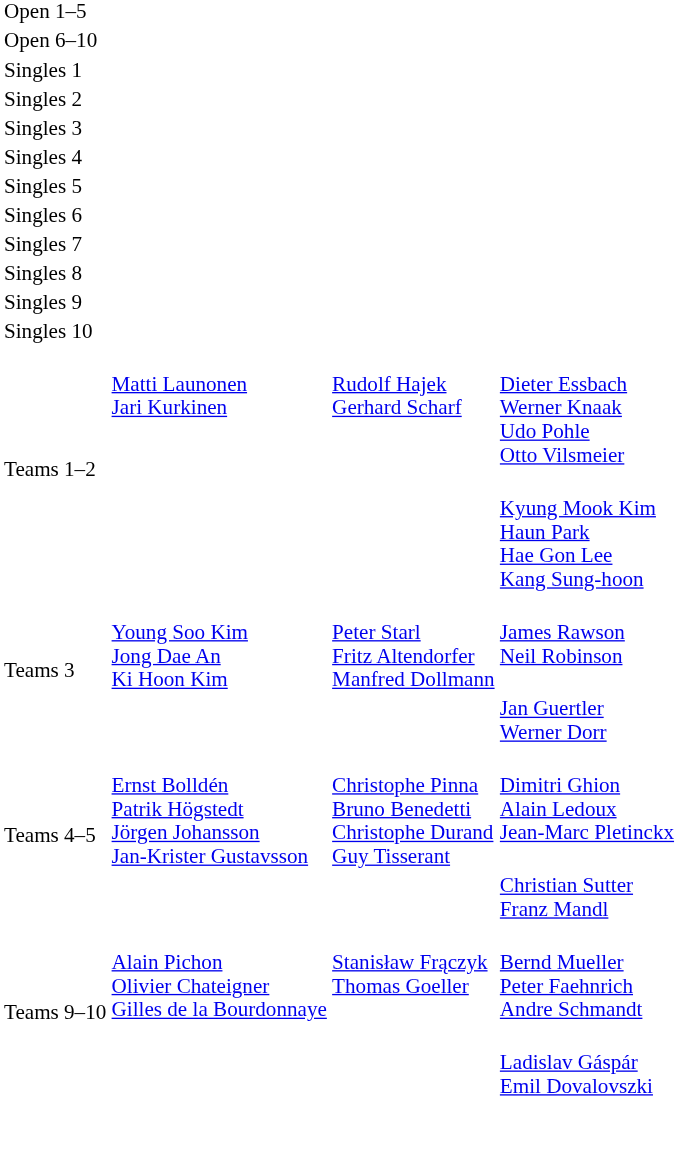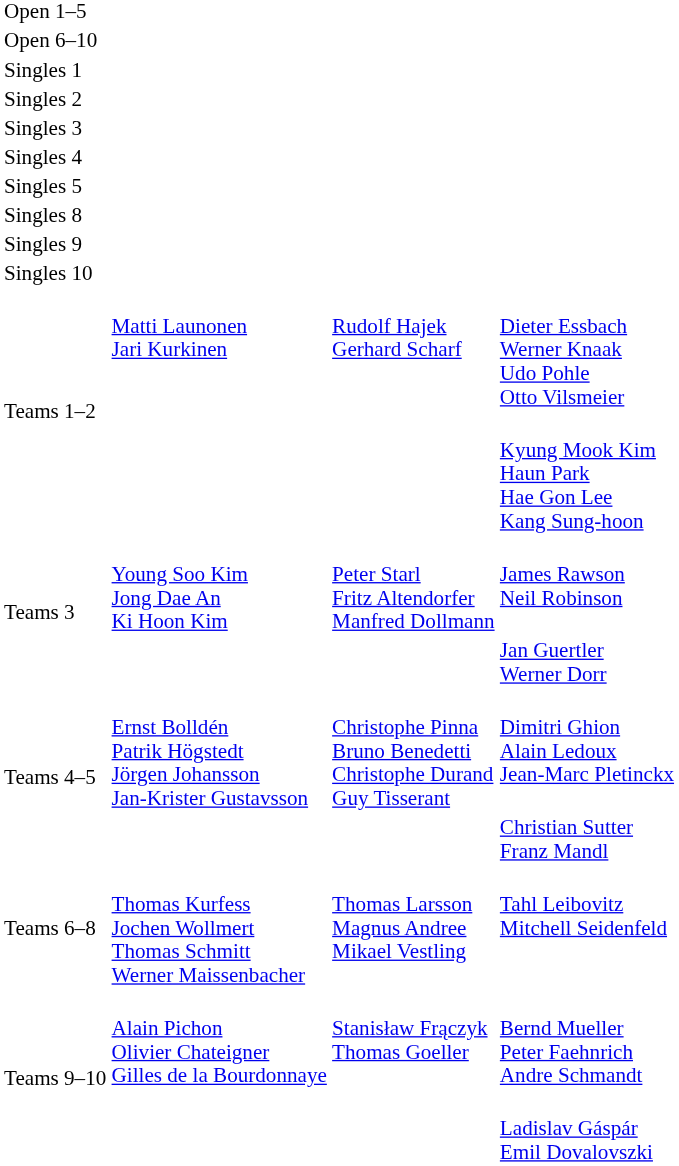- row: (43, 214)
- row: (43, 244)
+ row: (50, 927)
